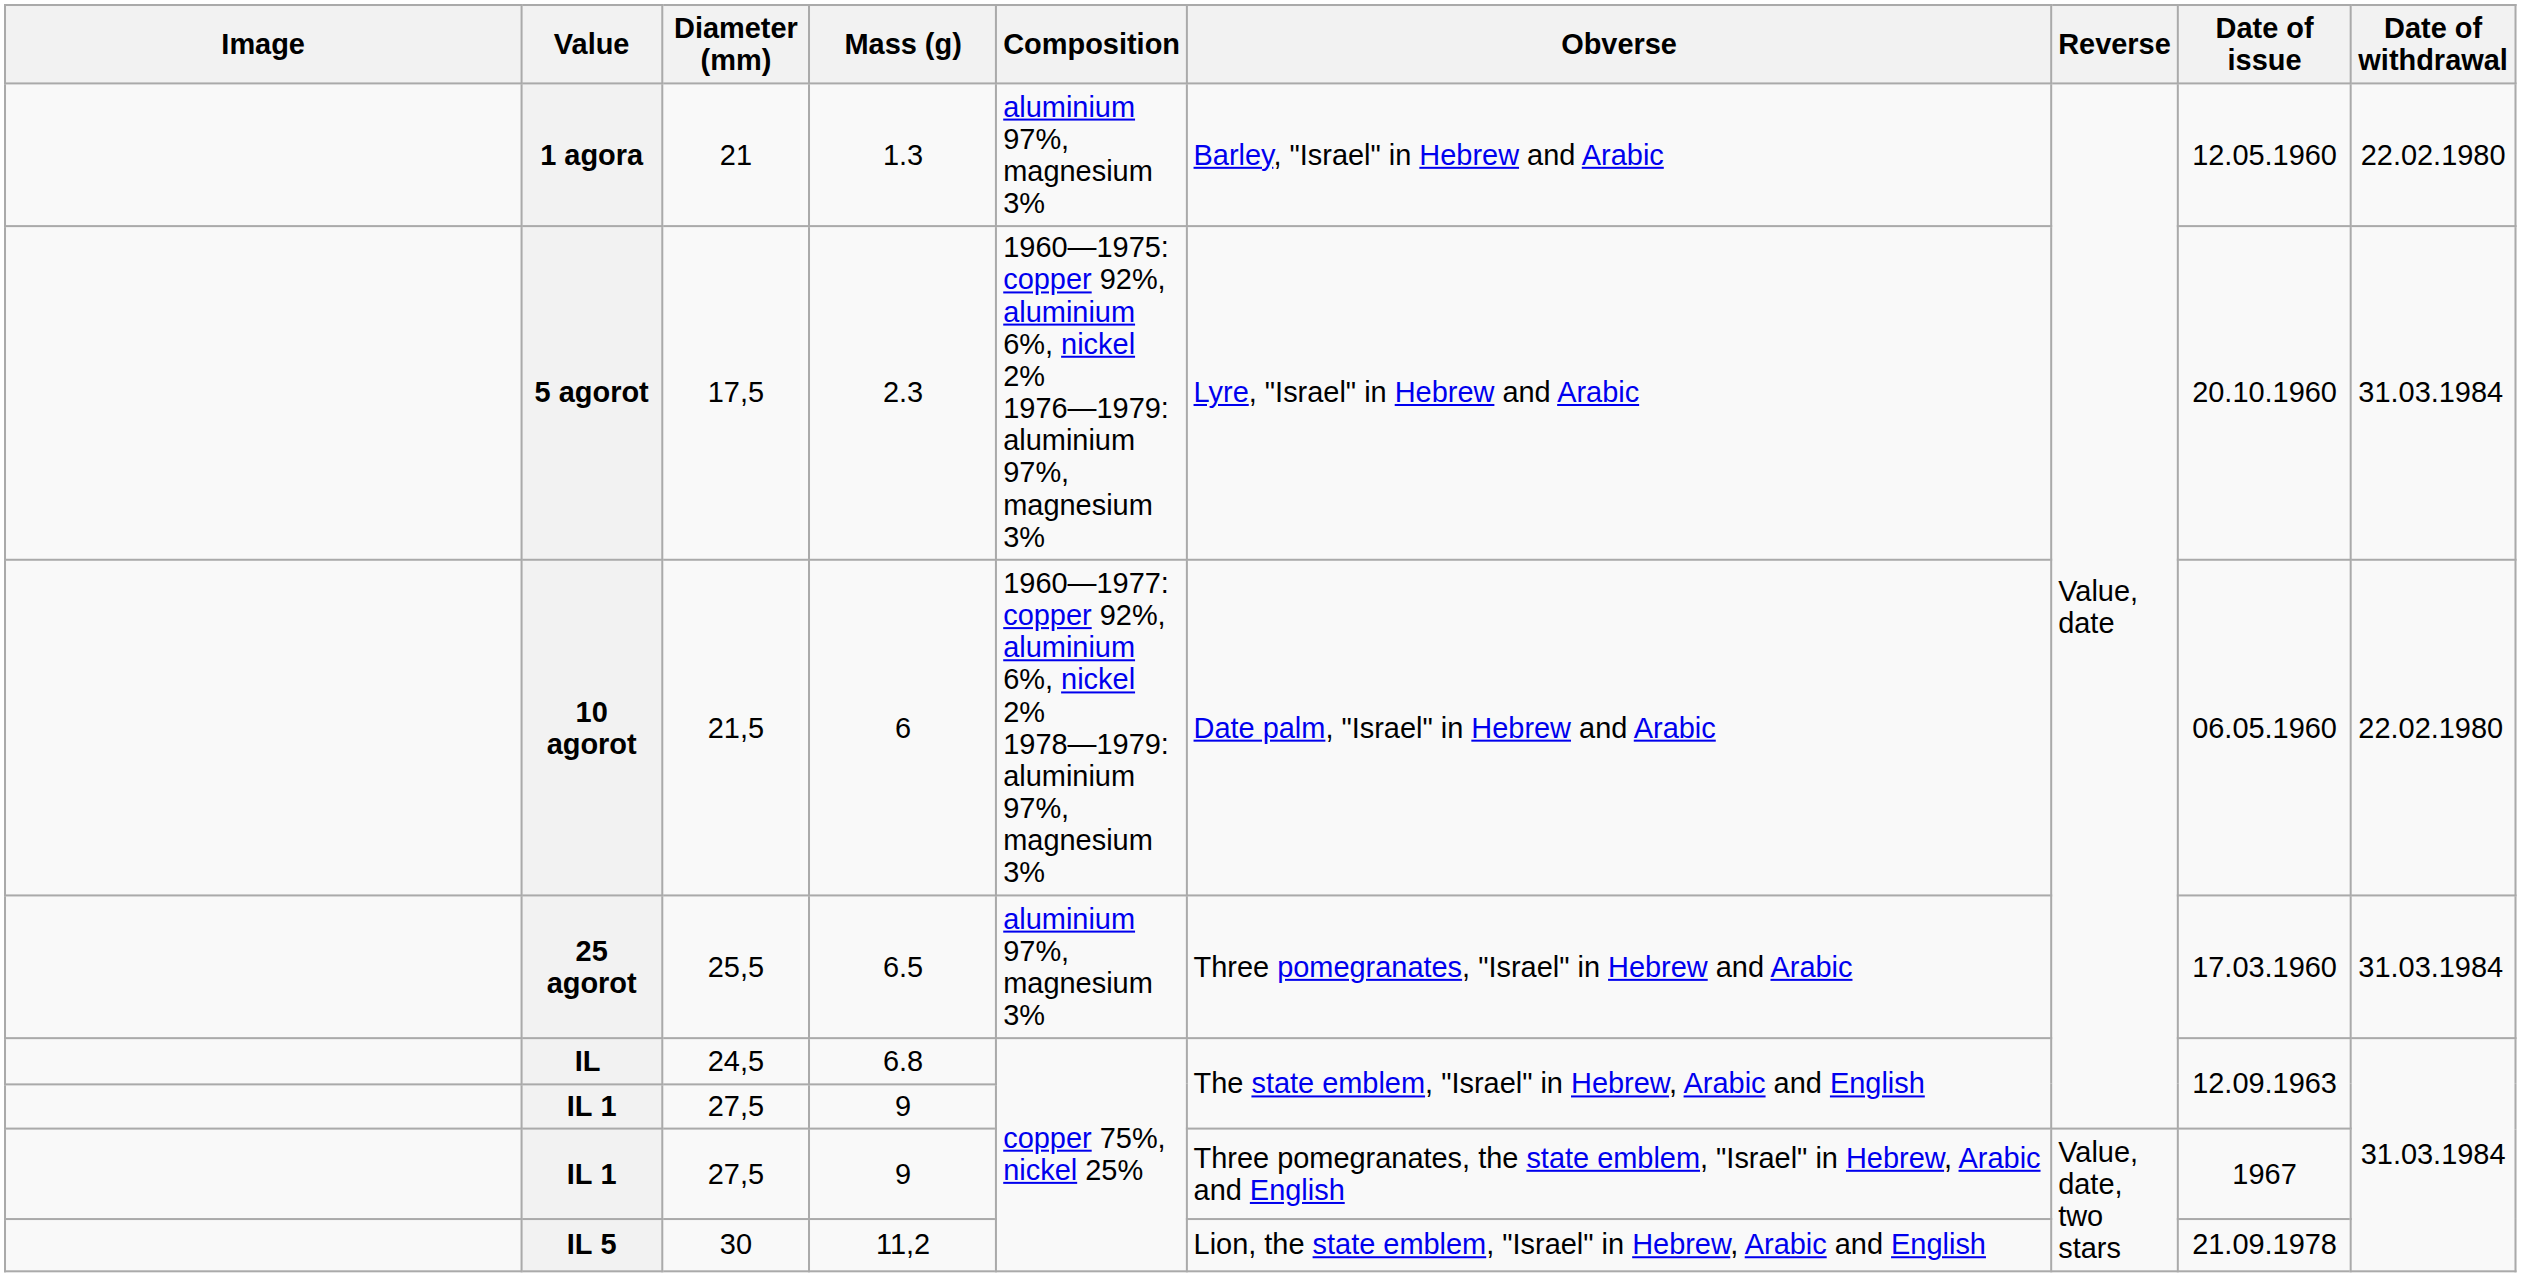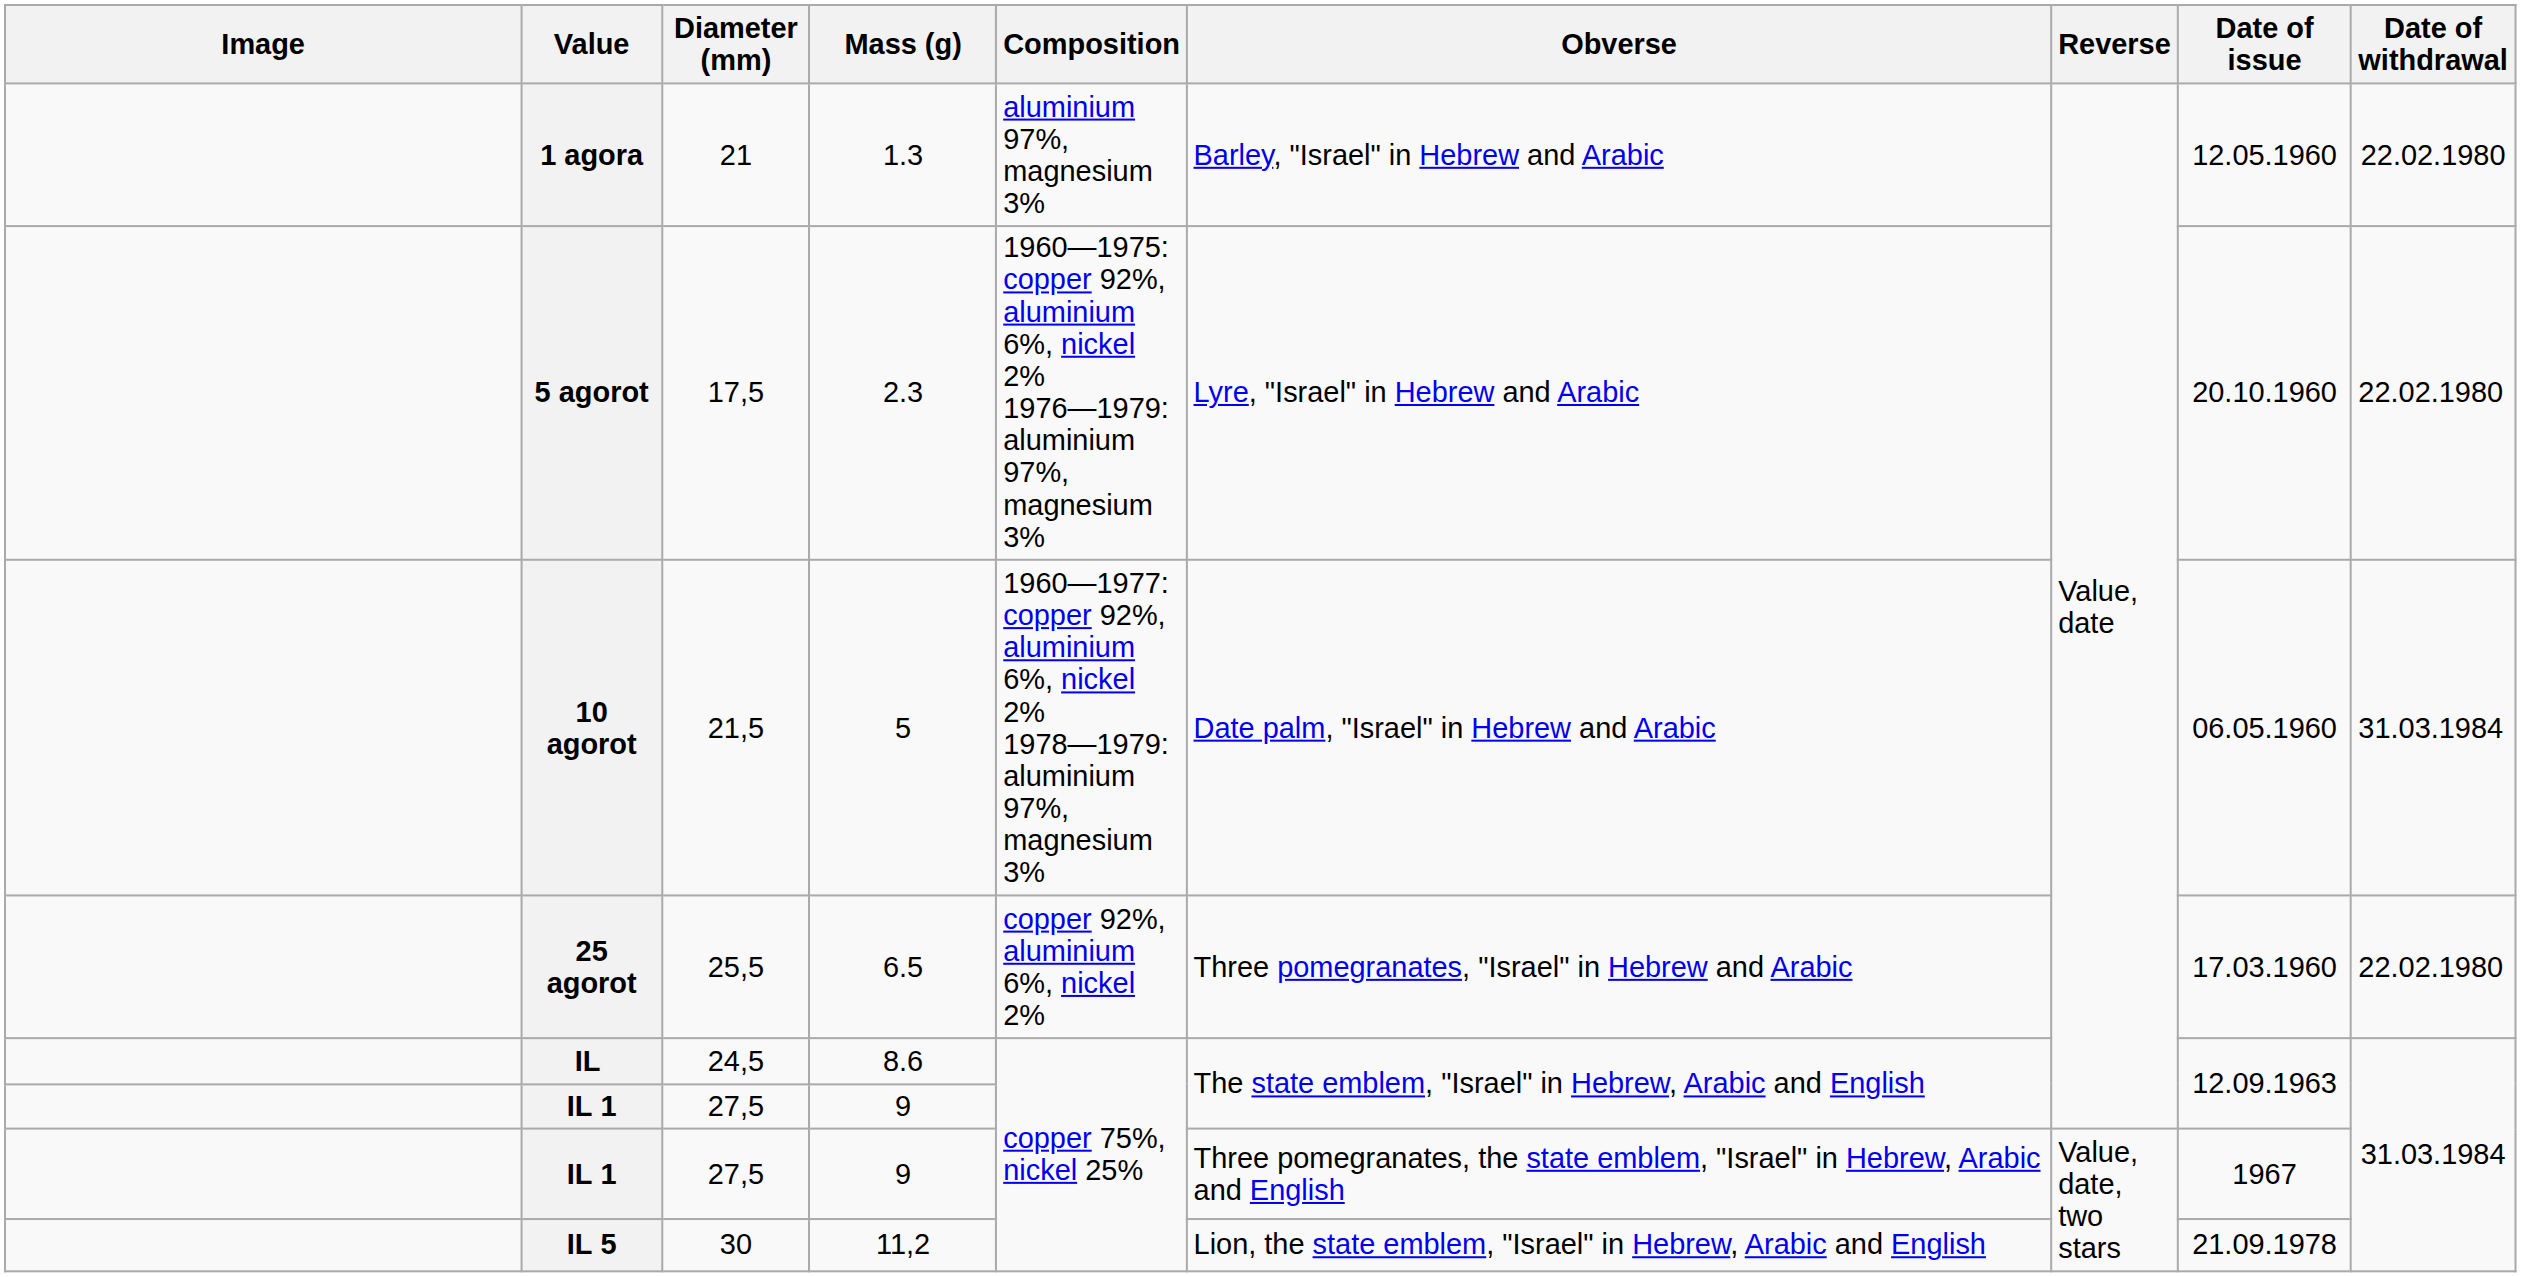(2431, 393) 31.03.1984 -> (2431, 393) 22.02.1980
(903, 728) 6 -> (903, 728) 5
(2431, 728) 22.02.1980 -> (2431, 728) 31.03.1984
(1078, 967) aluminium 97%, magnesium 3% -> (1084, 967) copper 92%, aluminium 6%, nickel 2%
(2431, 967) 31.03.1984 -> (2431, 967) 22.02.1980
(903, 1061) 6.8 -> (903, 1061) 8.6
